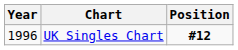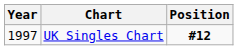(22, 35) 1996 -> (22, 35) 1997
